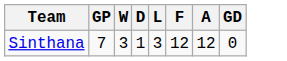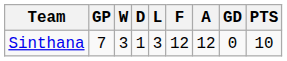+ column: (264, 18)
